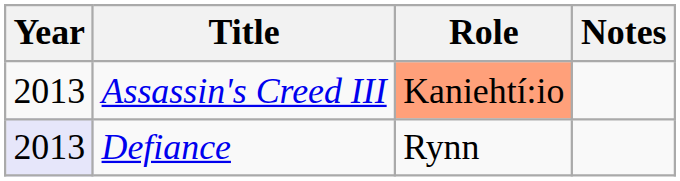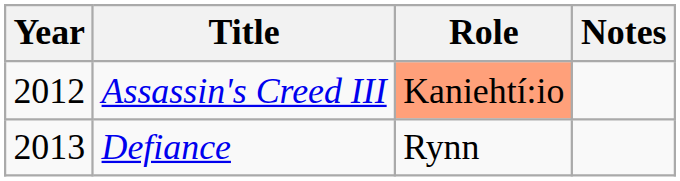(49, 89) 2013 -> (49, 89) 2012
(49, 146) lavender background -> (49, 146) no background
